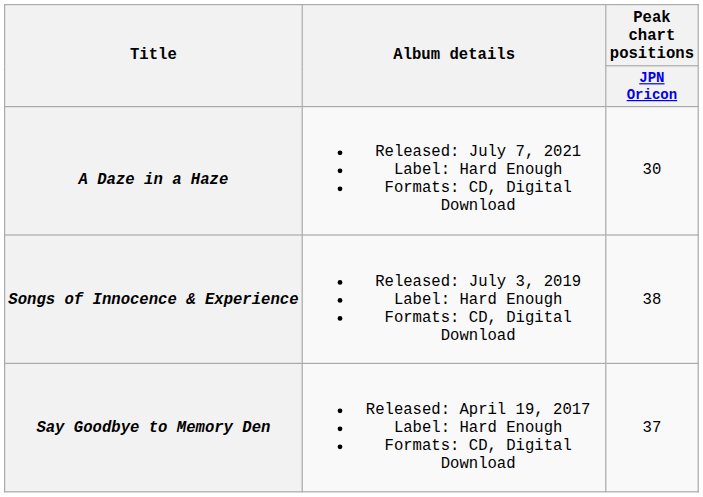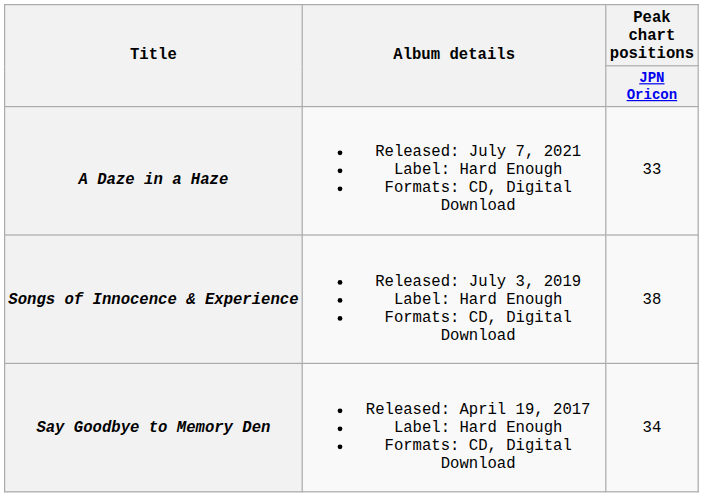(652, 171) 30 -> (652, 171) 33
(652, 428) 37 -> (652, 428) 34
